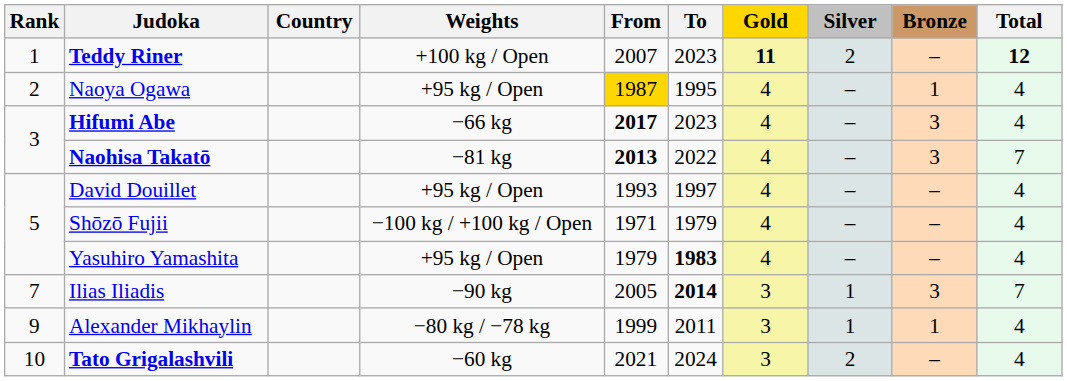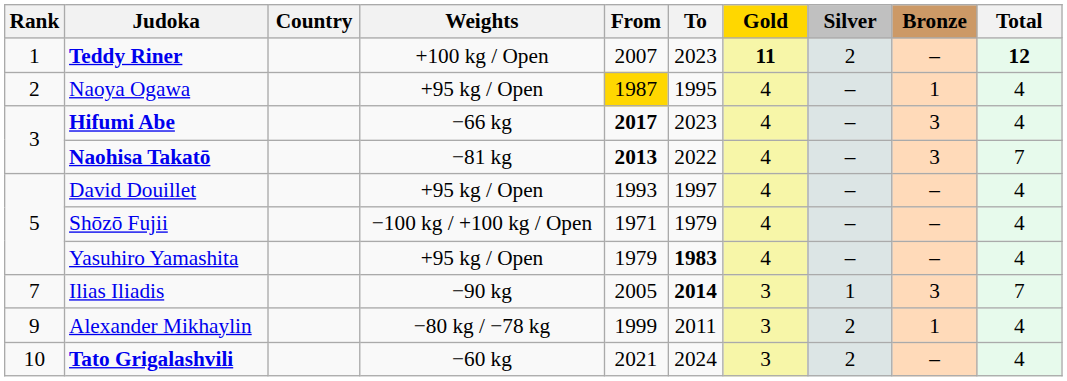(850, 325) 1 -> (850, 325) 2
